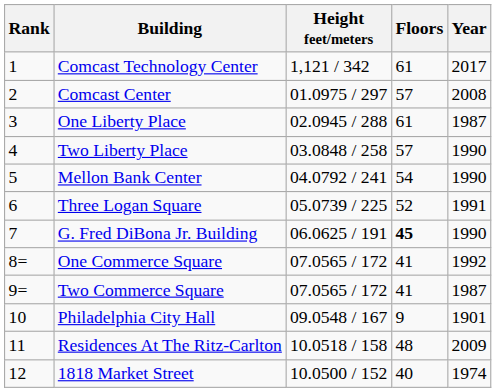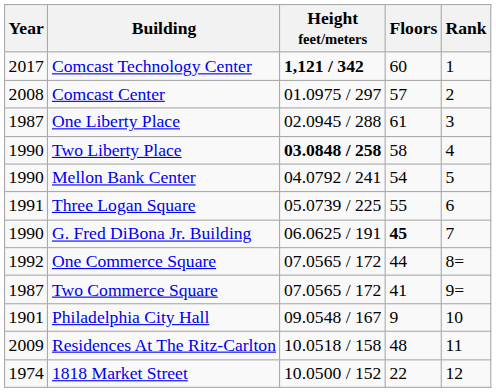columns swapped: (29, 28) <-> (469, 28)
(330, 66) normal -> (324, 66) bold
(404, 66) 61 -> (398, 66) 60
(339, 149) normal -> (333, 149) bold
(404, 149) 57 -> (398, 149) 58
(404, 205) 52 -> (398, 205) 55
(404, 261) 41 -> (398, 261) 44
(404, 373) 40 -> (398, 373) 22
